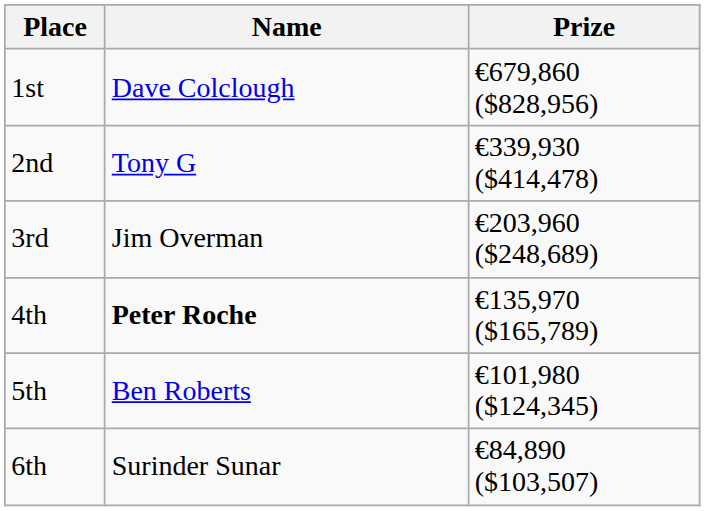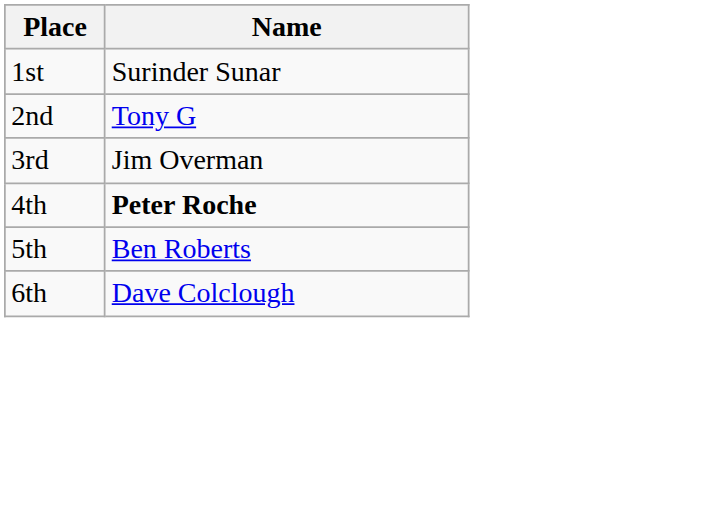- column: (584, 26)
(203, 86) Dave Colclough -> (196, 71) Surinder Sunar
(196, 466) Surinder Sunar -> (203, 293) Dave Colclough
